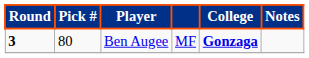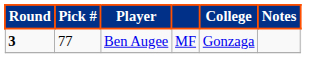(65, 40) 80 -> (65, 40) 77
(230, 40) bold -> (229, 40) normal
